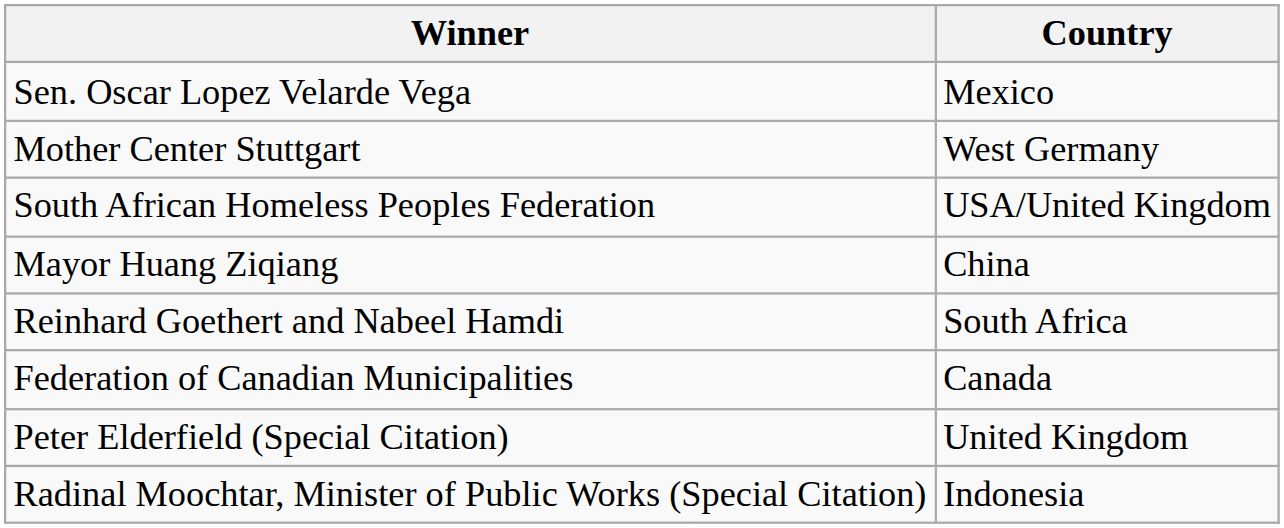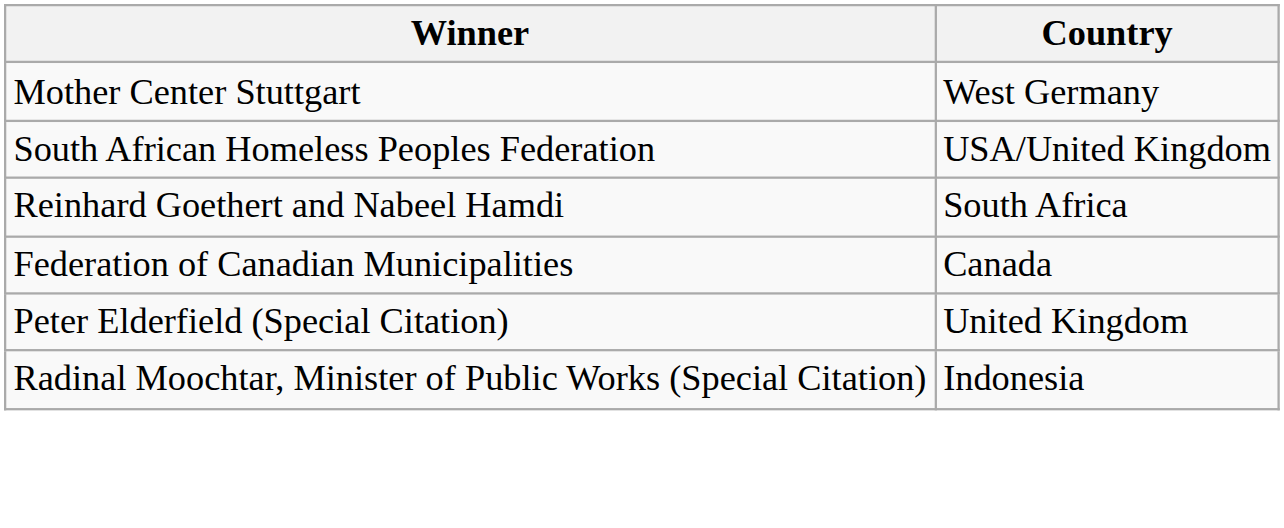- row: (242, 90)
- row: (176, 263)
